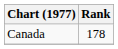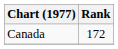(96, 34) 178 -> (96, 34) 172
